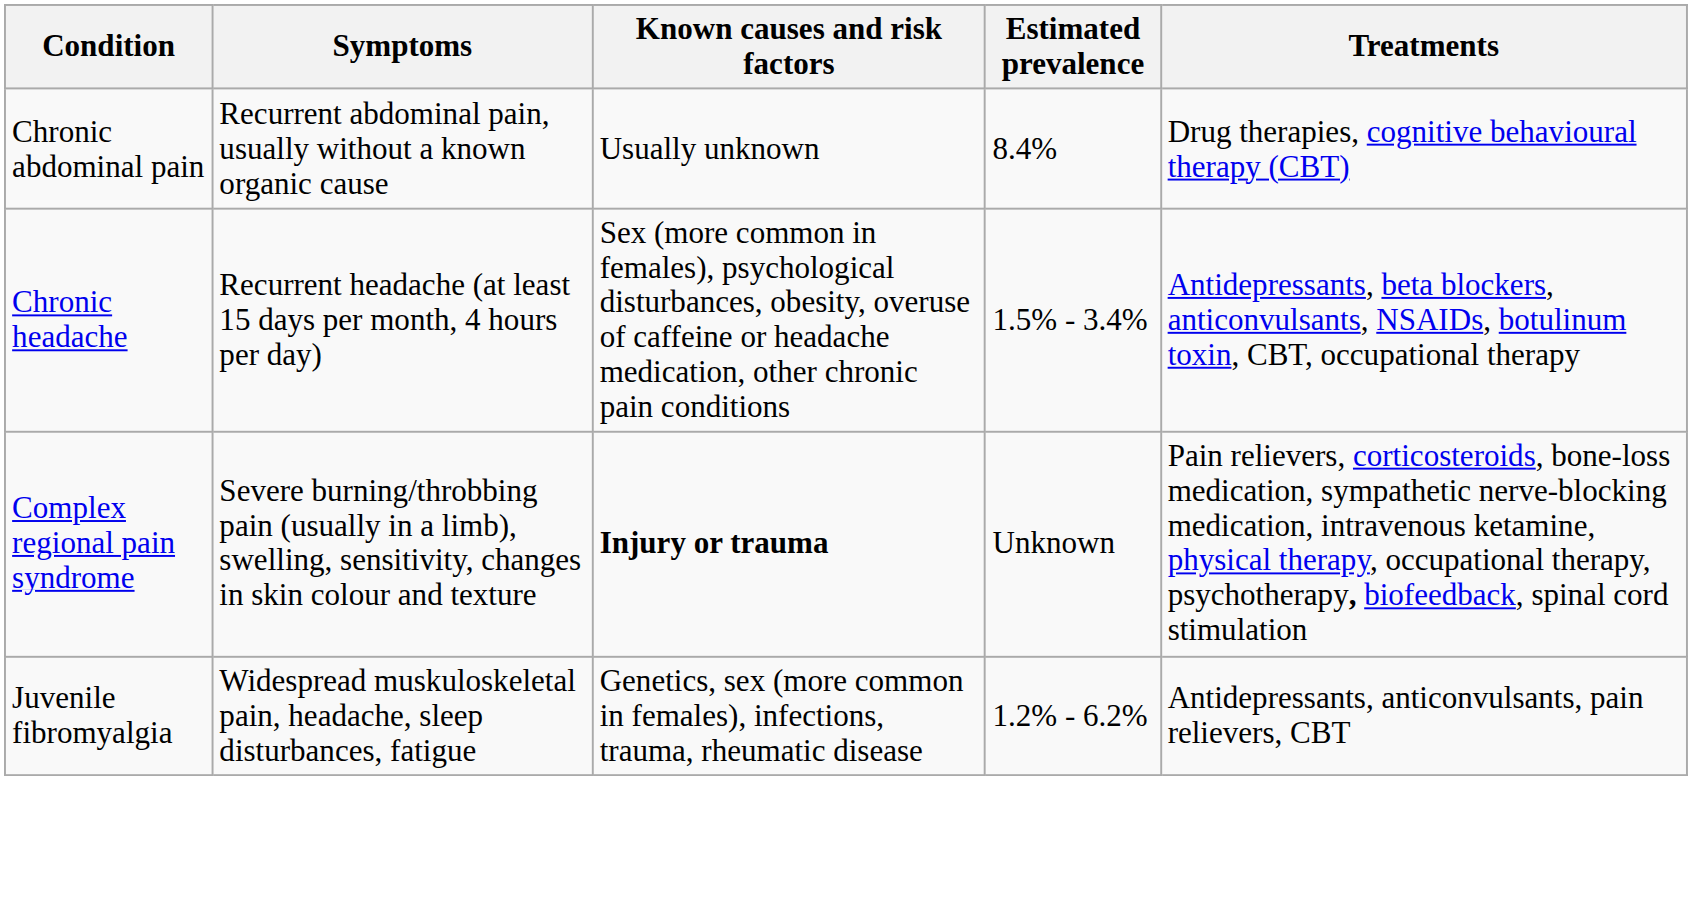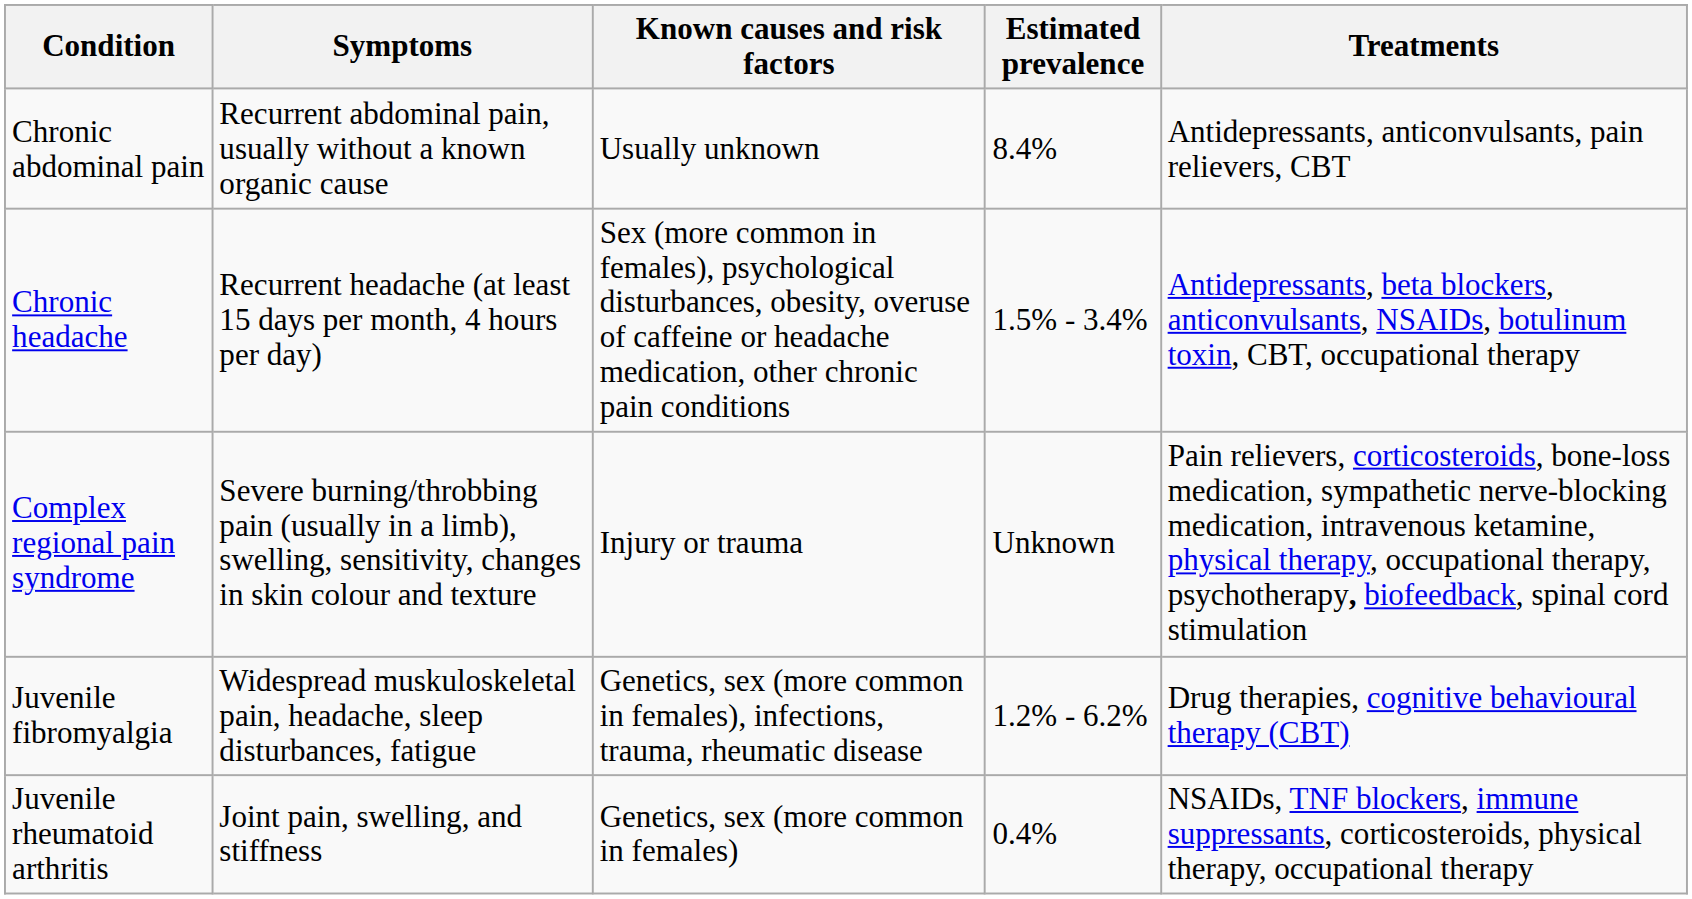(1402, 148) Drug therapies, cognitive behavioural therapy (CBT) -> (1406, 148) Antidepressants, anticonvulsants, pain relievers, CBT
(714, 543) bold -> (701, 543) normal
(1406, 714) Antidepressants, anticonvulsants, pain relievers, CBT -> (1402, 714) Drug therapies, cognitive behavioural therapy (CBT)
+ row: (83, 833)
